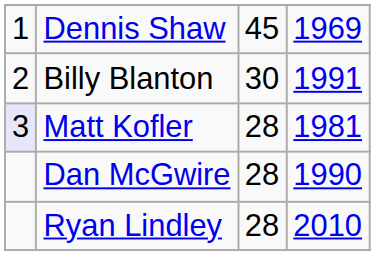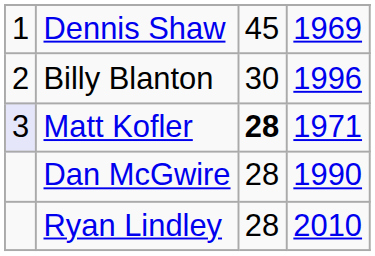(328, 77) 1991 -> (328, 77) 1996
(262, 126) normal -> (262, 126) bold
(328, 126) 1981 -> (328, 126) 1971
